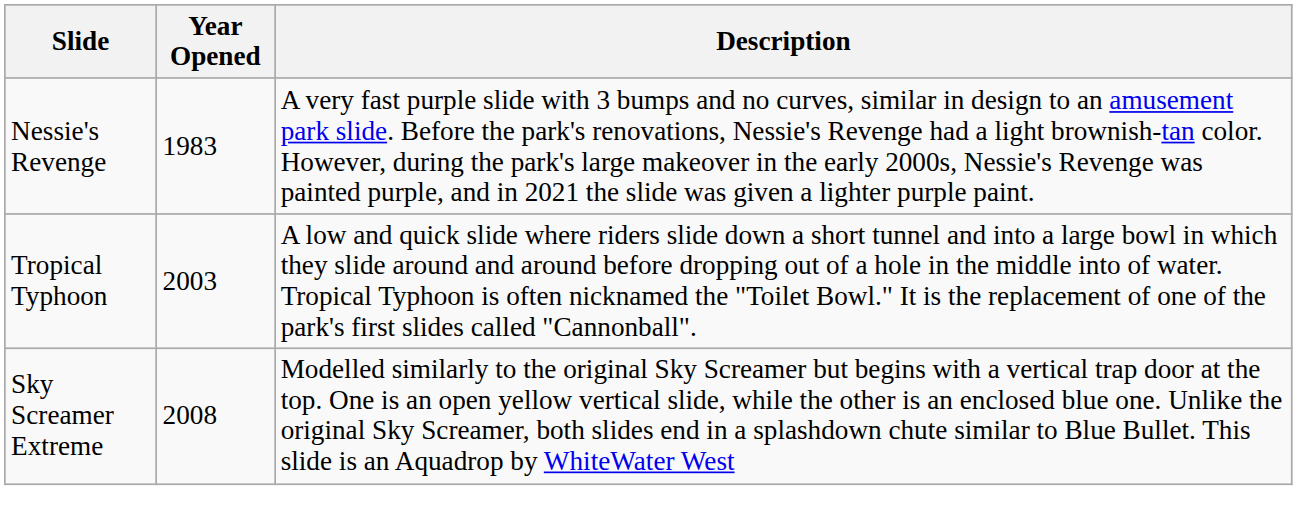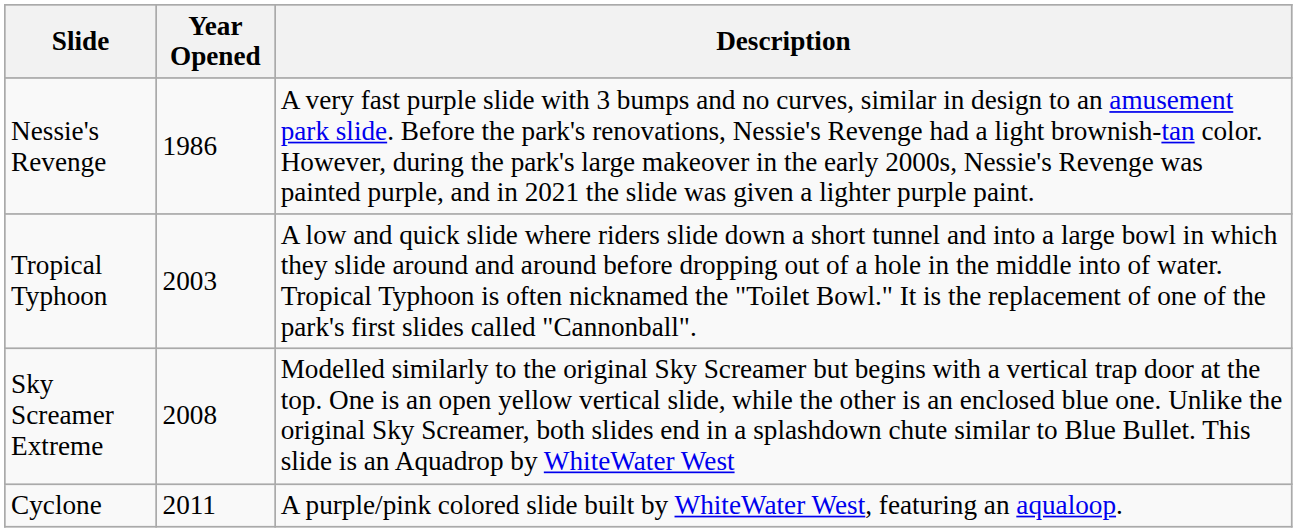(190, 145) 1983 -> (190, 145) 1986
+ row: (56, 504)
